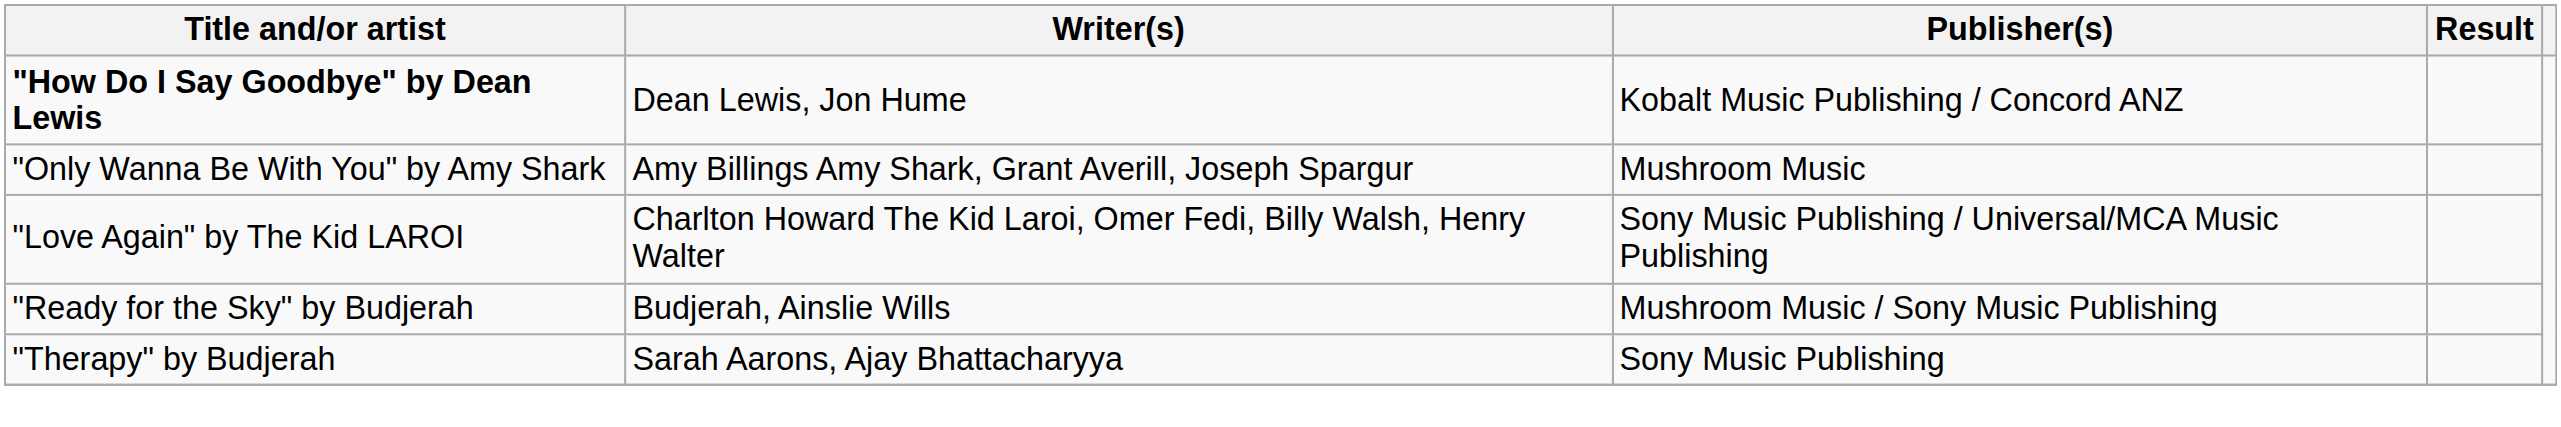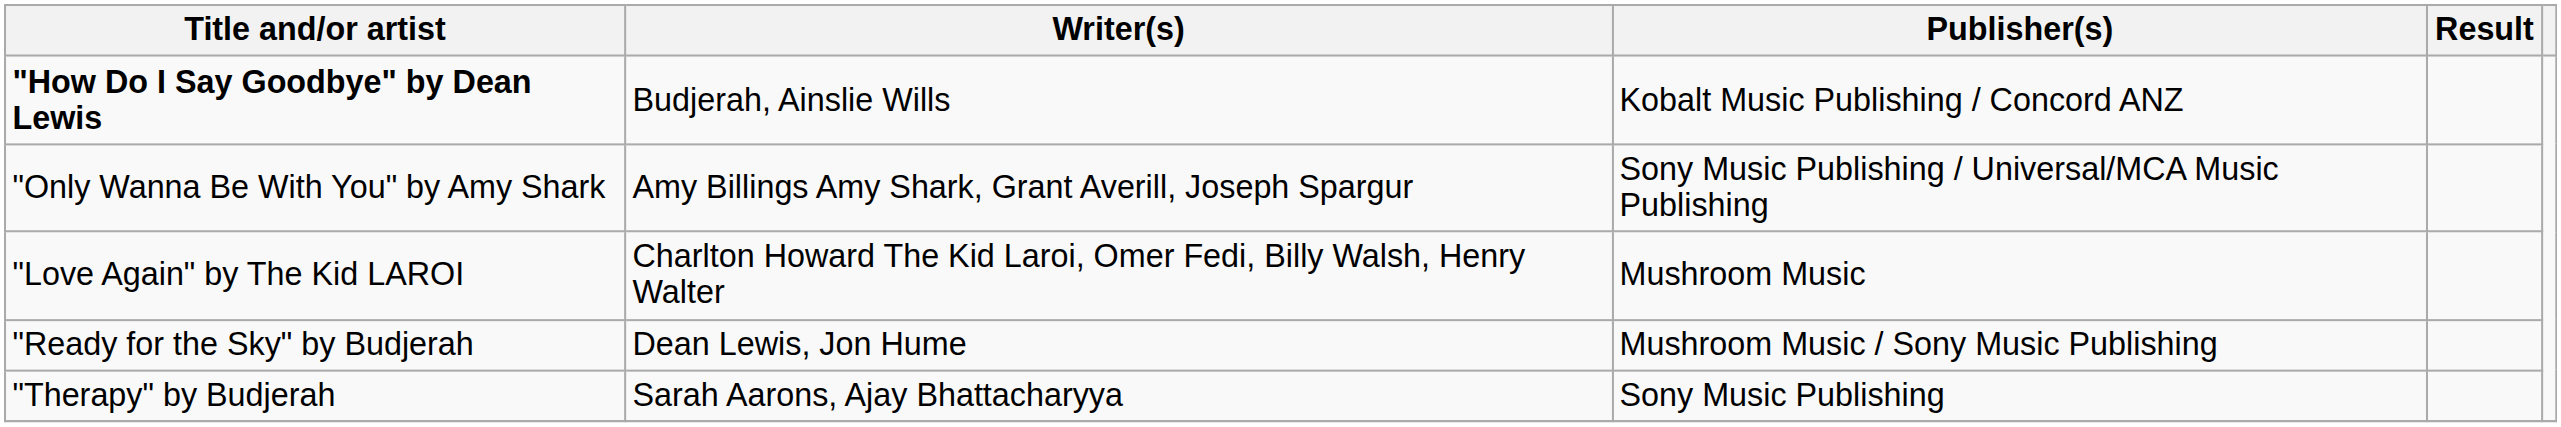(800, 99) Dean Lewis, Jon Hume -> (791, 99) Budjerah, Ainslie Wills
(1743, 169) Mushroom Music -> (1949, 187) Sony Music Publishing / Universal/MCA Music Publishing
(1949, 238) Sony Music Publishing / Universal/MCA Music Publishing -> (1743, 274) Mushroom Music
(791, 307) Budjerah, Ainslie Wills -> (800, 344) Dean Lewis, Jon Hume
